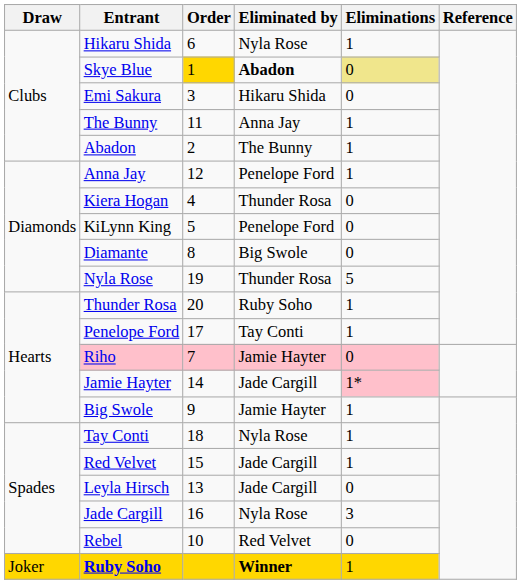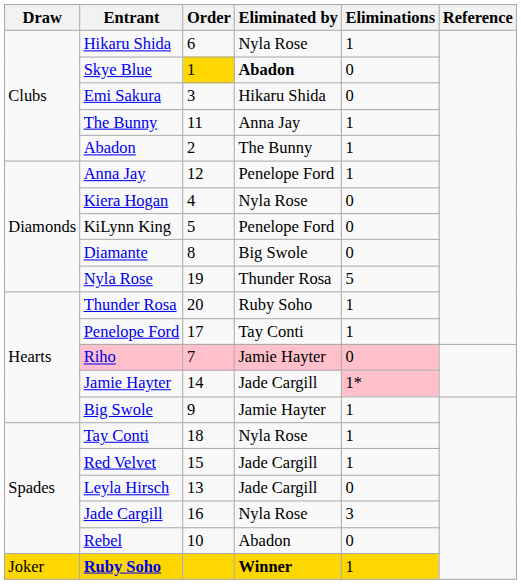(350, 69) khaki background -> (350, 69) no background
(285, 200) Thunder Rosa -> (273, 200) Nyla Rose
(275, 540) Red Velvet -> (265, 540) Abadon
